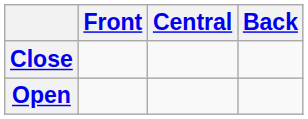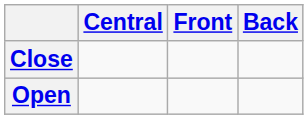columns swapped: (113, 22) <-> (193, 22)
